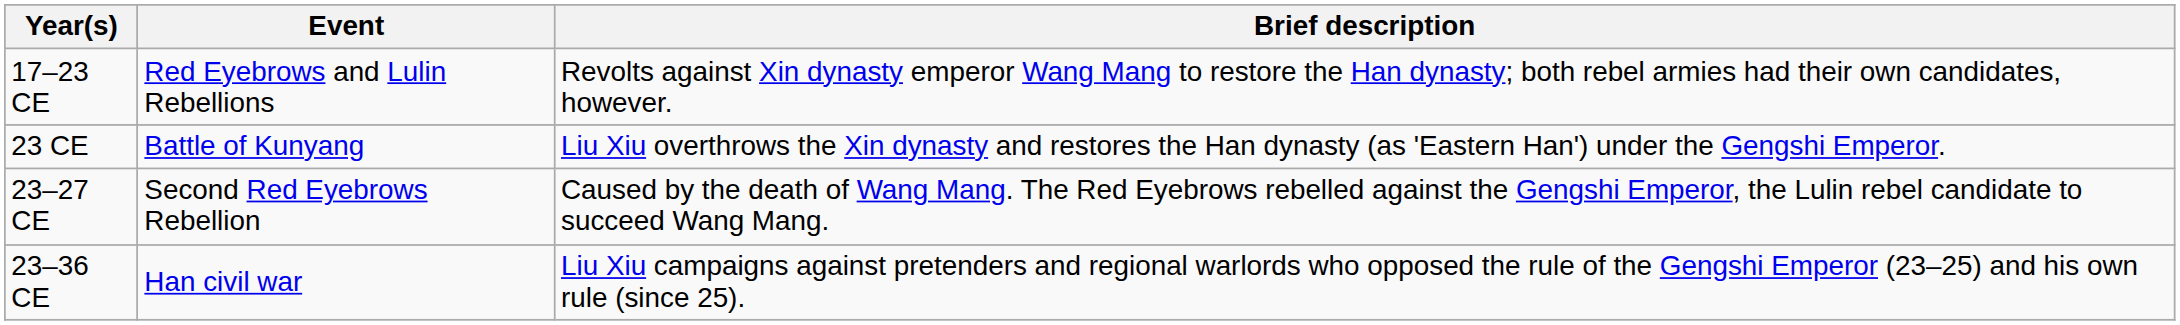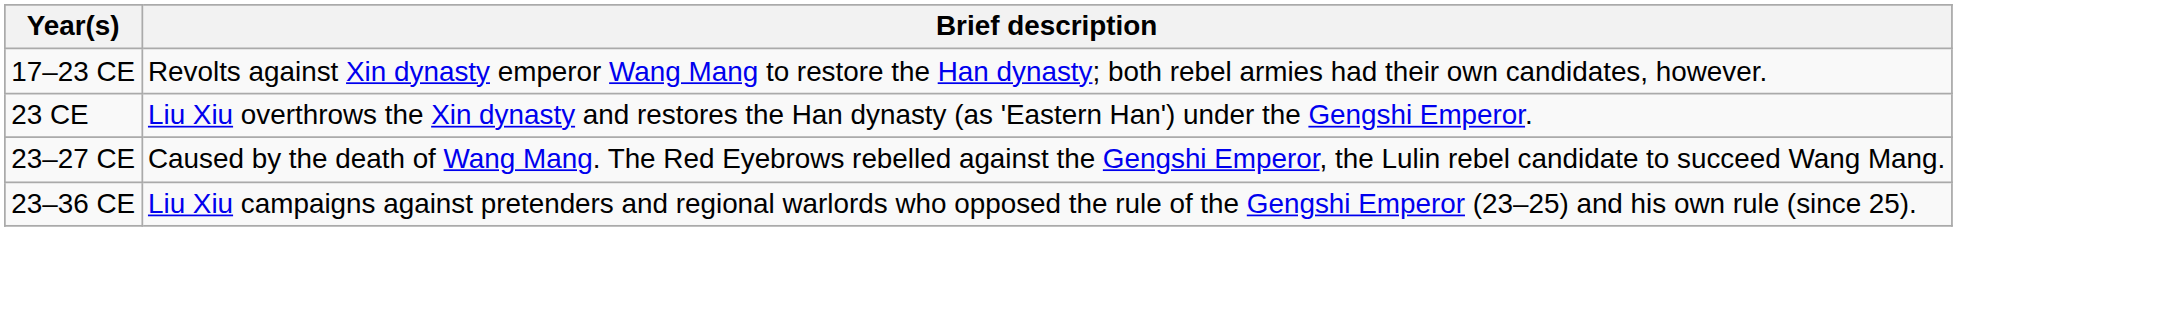- column: (346, 26)
